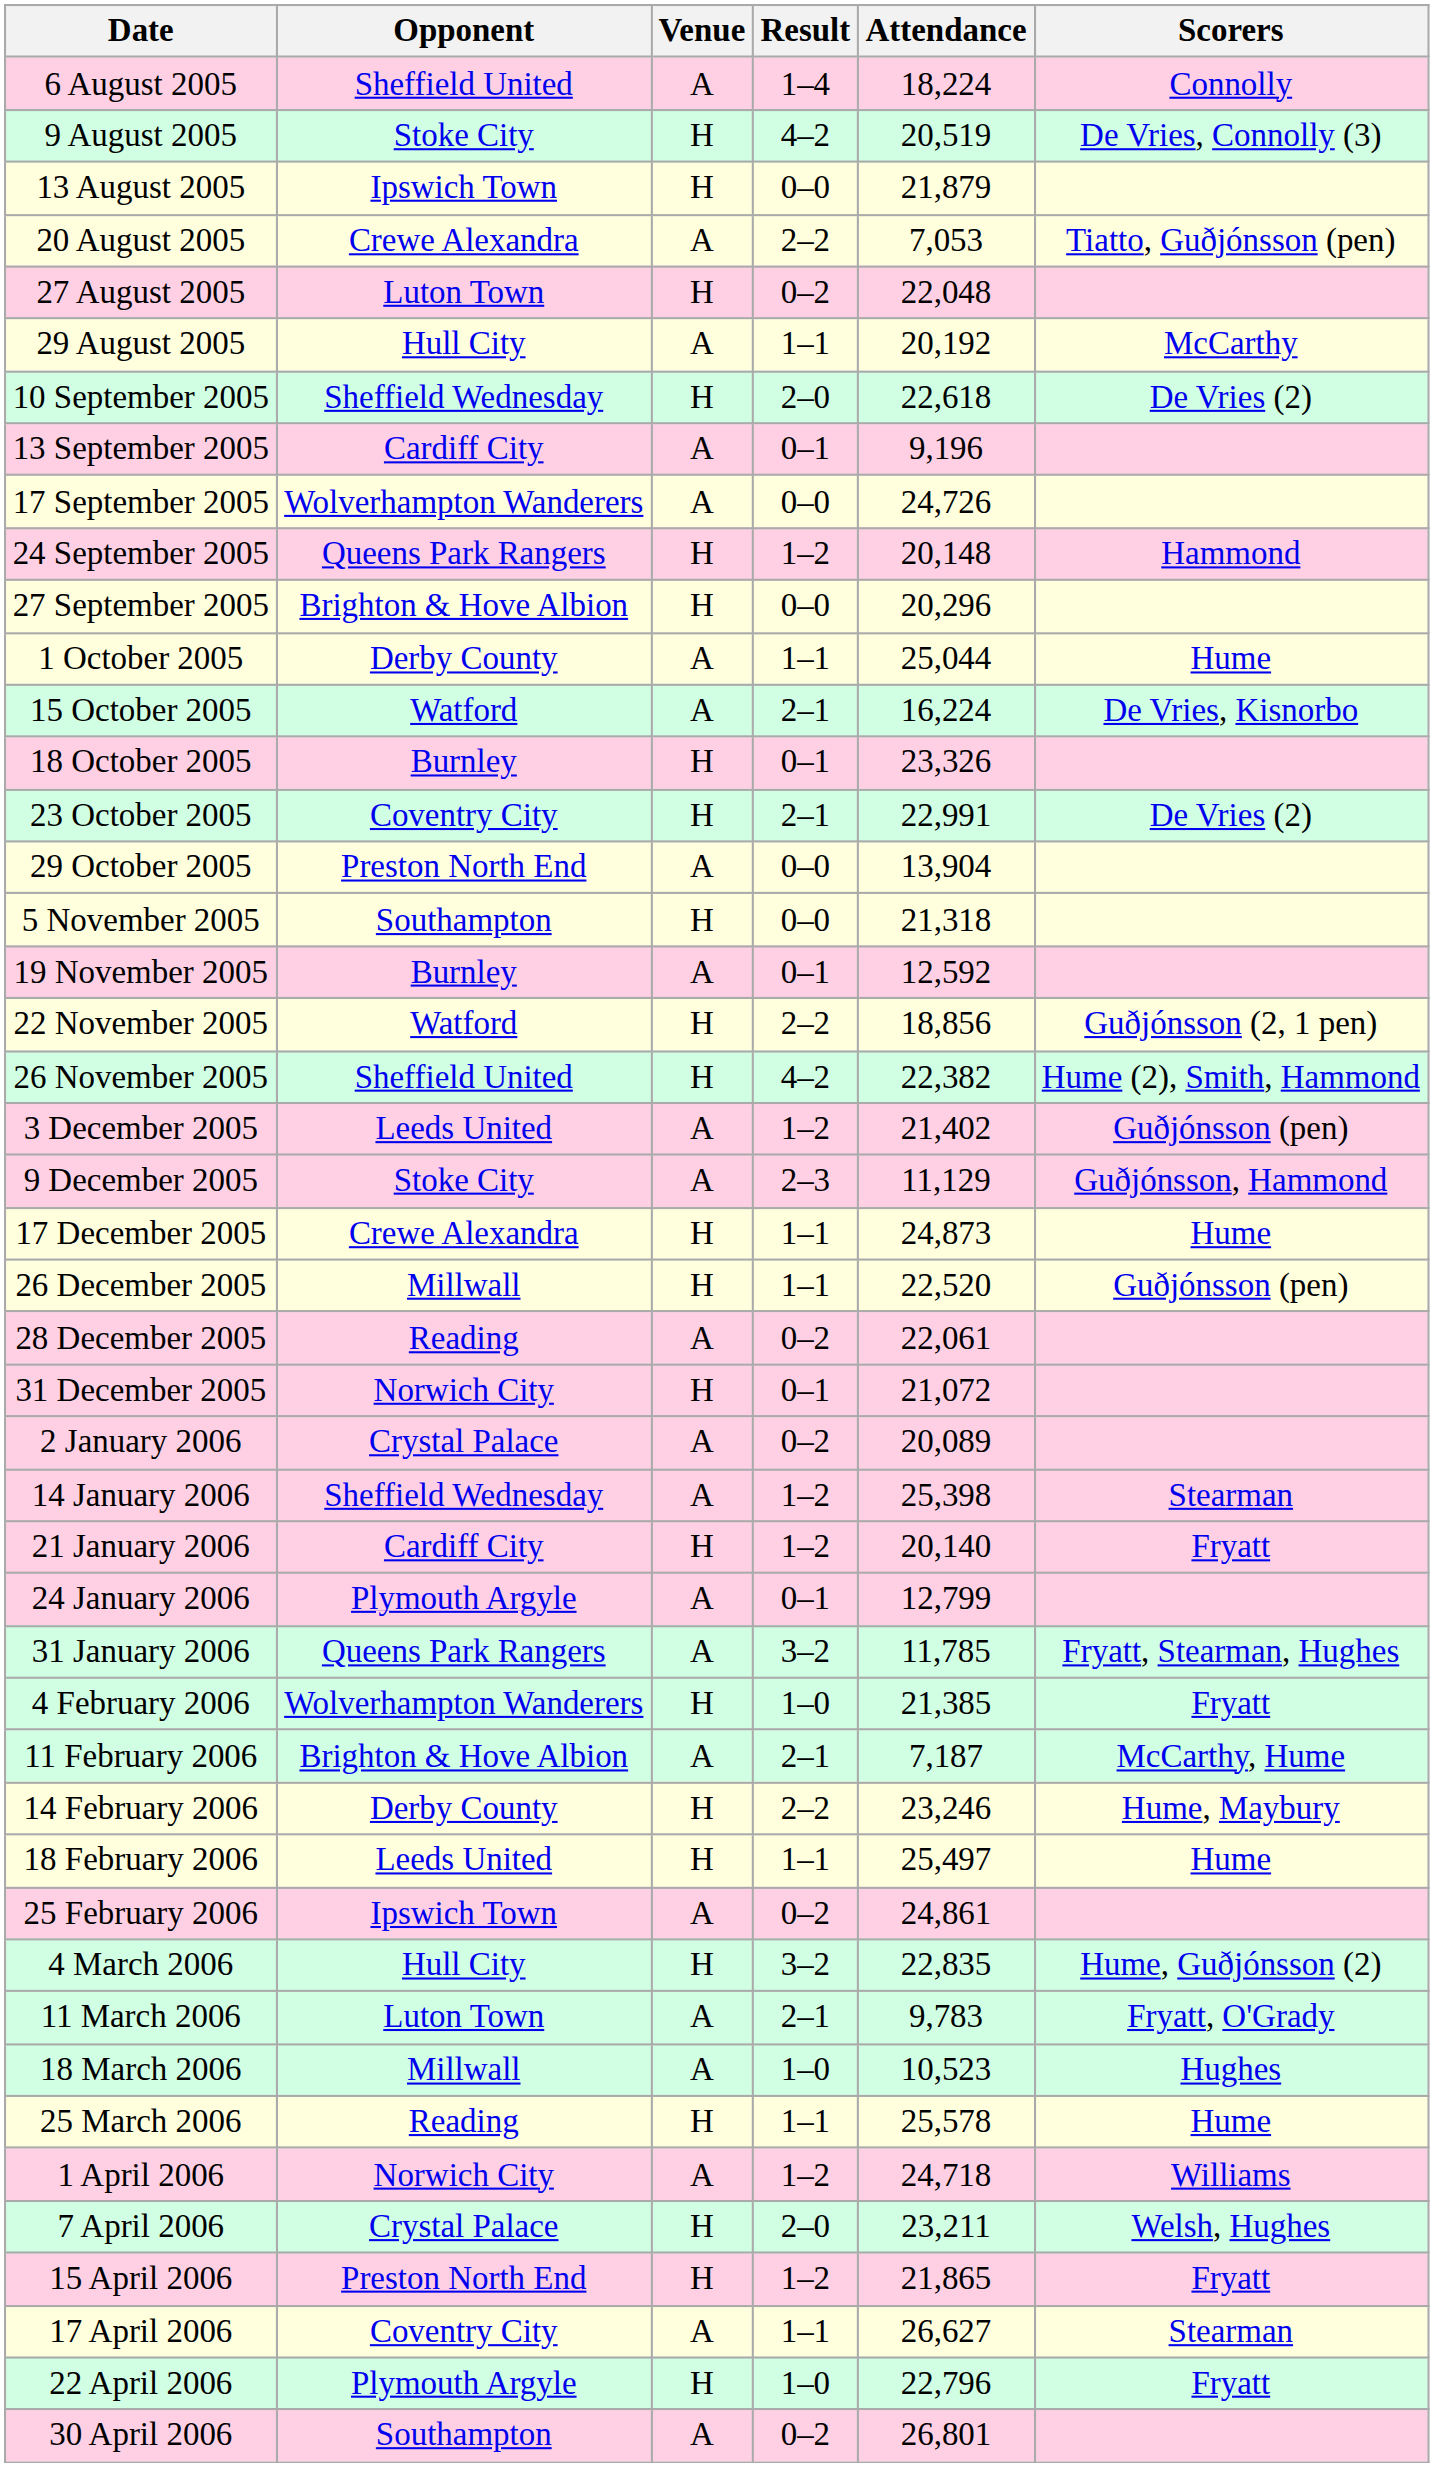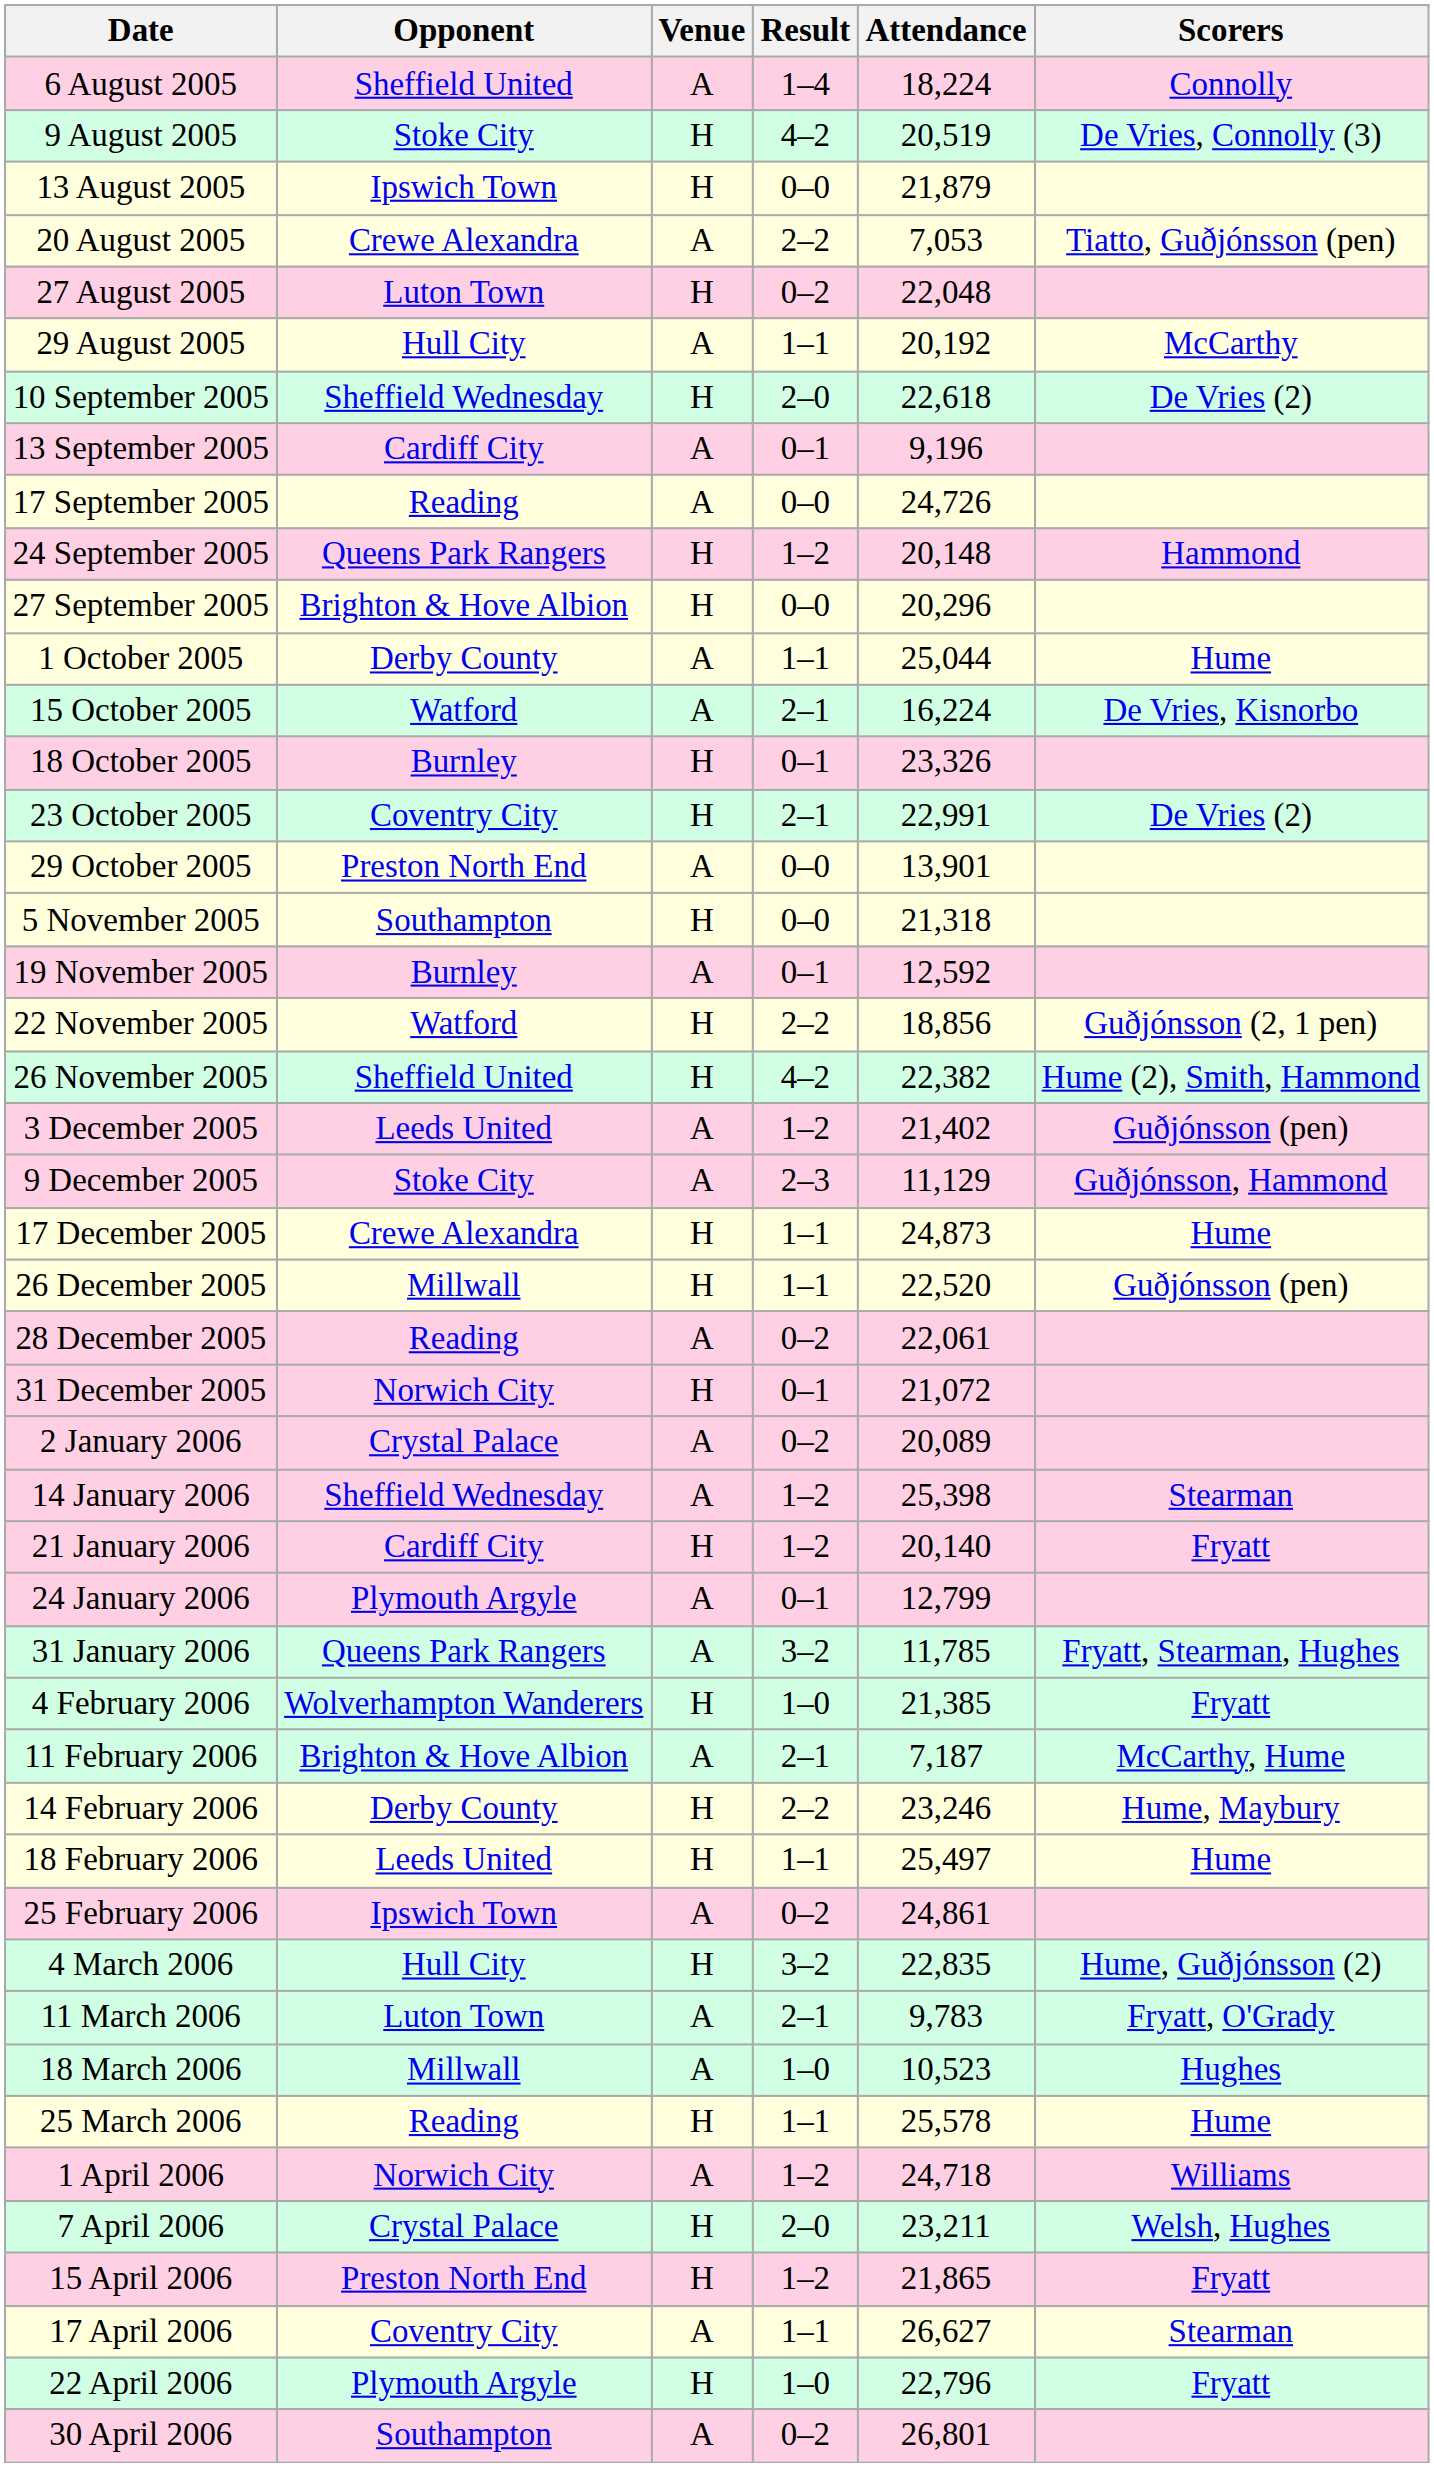(464, 501) Wolverhampton Wanderers -> (464, 501) Reading
(946, 866) 13,904 -> (946, 866) 13,901
